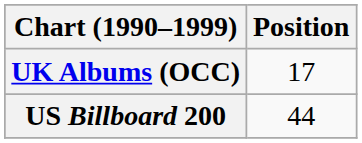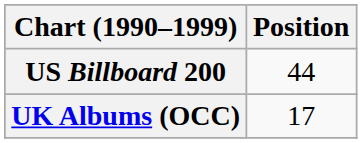rows swapped: (126, 71) <-> (126, 115)
